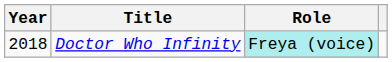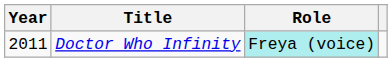(28, 44) 2018 -> (28, 44) 2011
